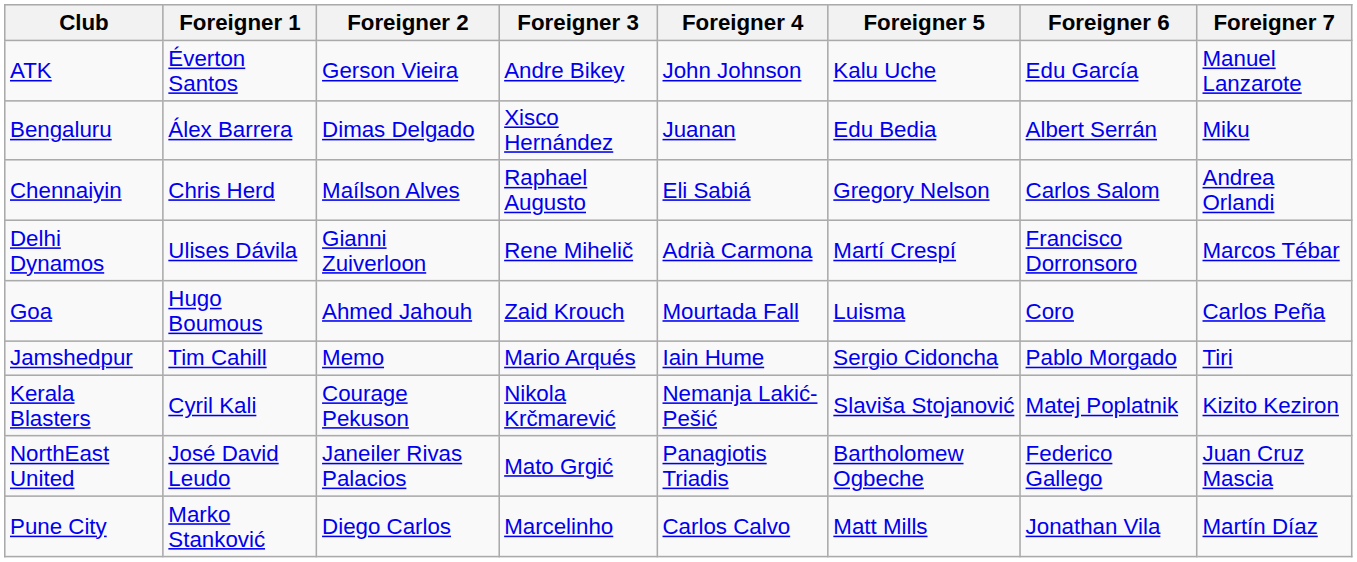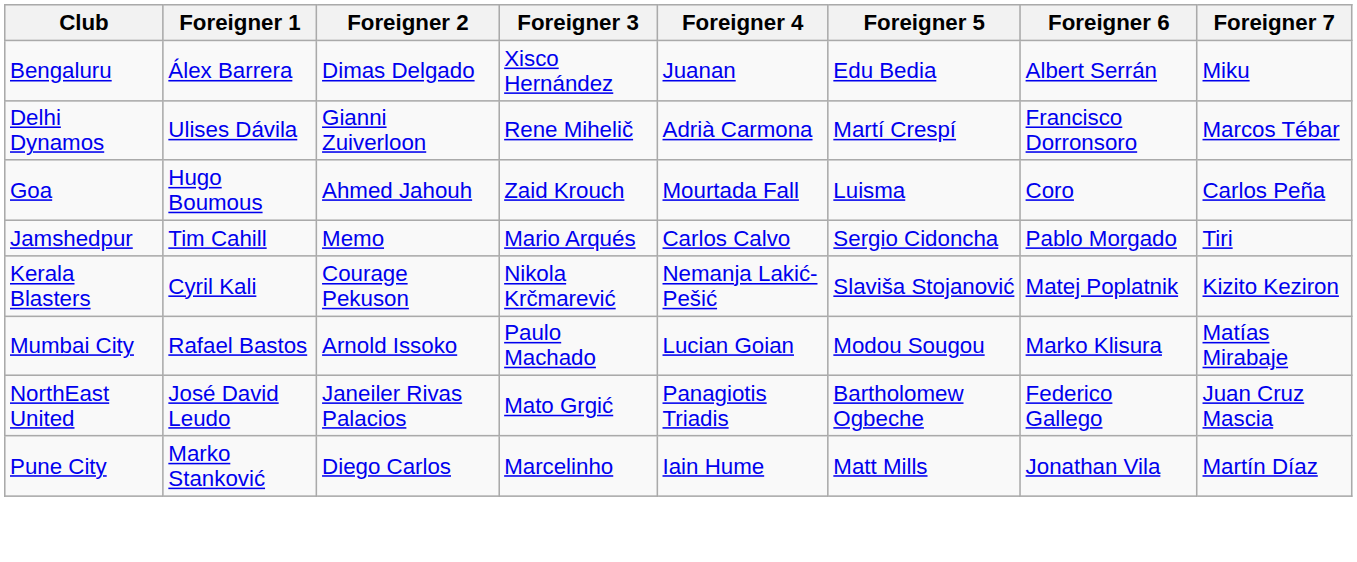- row: (31, 70)
- row: (66, 191)
(713, 358) Iain Hume -> (726, 238) Carlos Calvo
+ row: (72, 346)
(726, 526) Carlos Calvo -> (713, 466) Iain Hume
